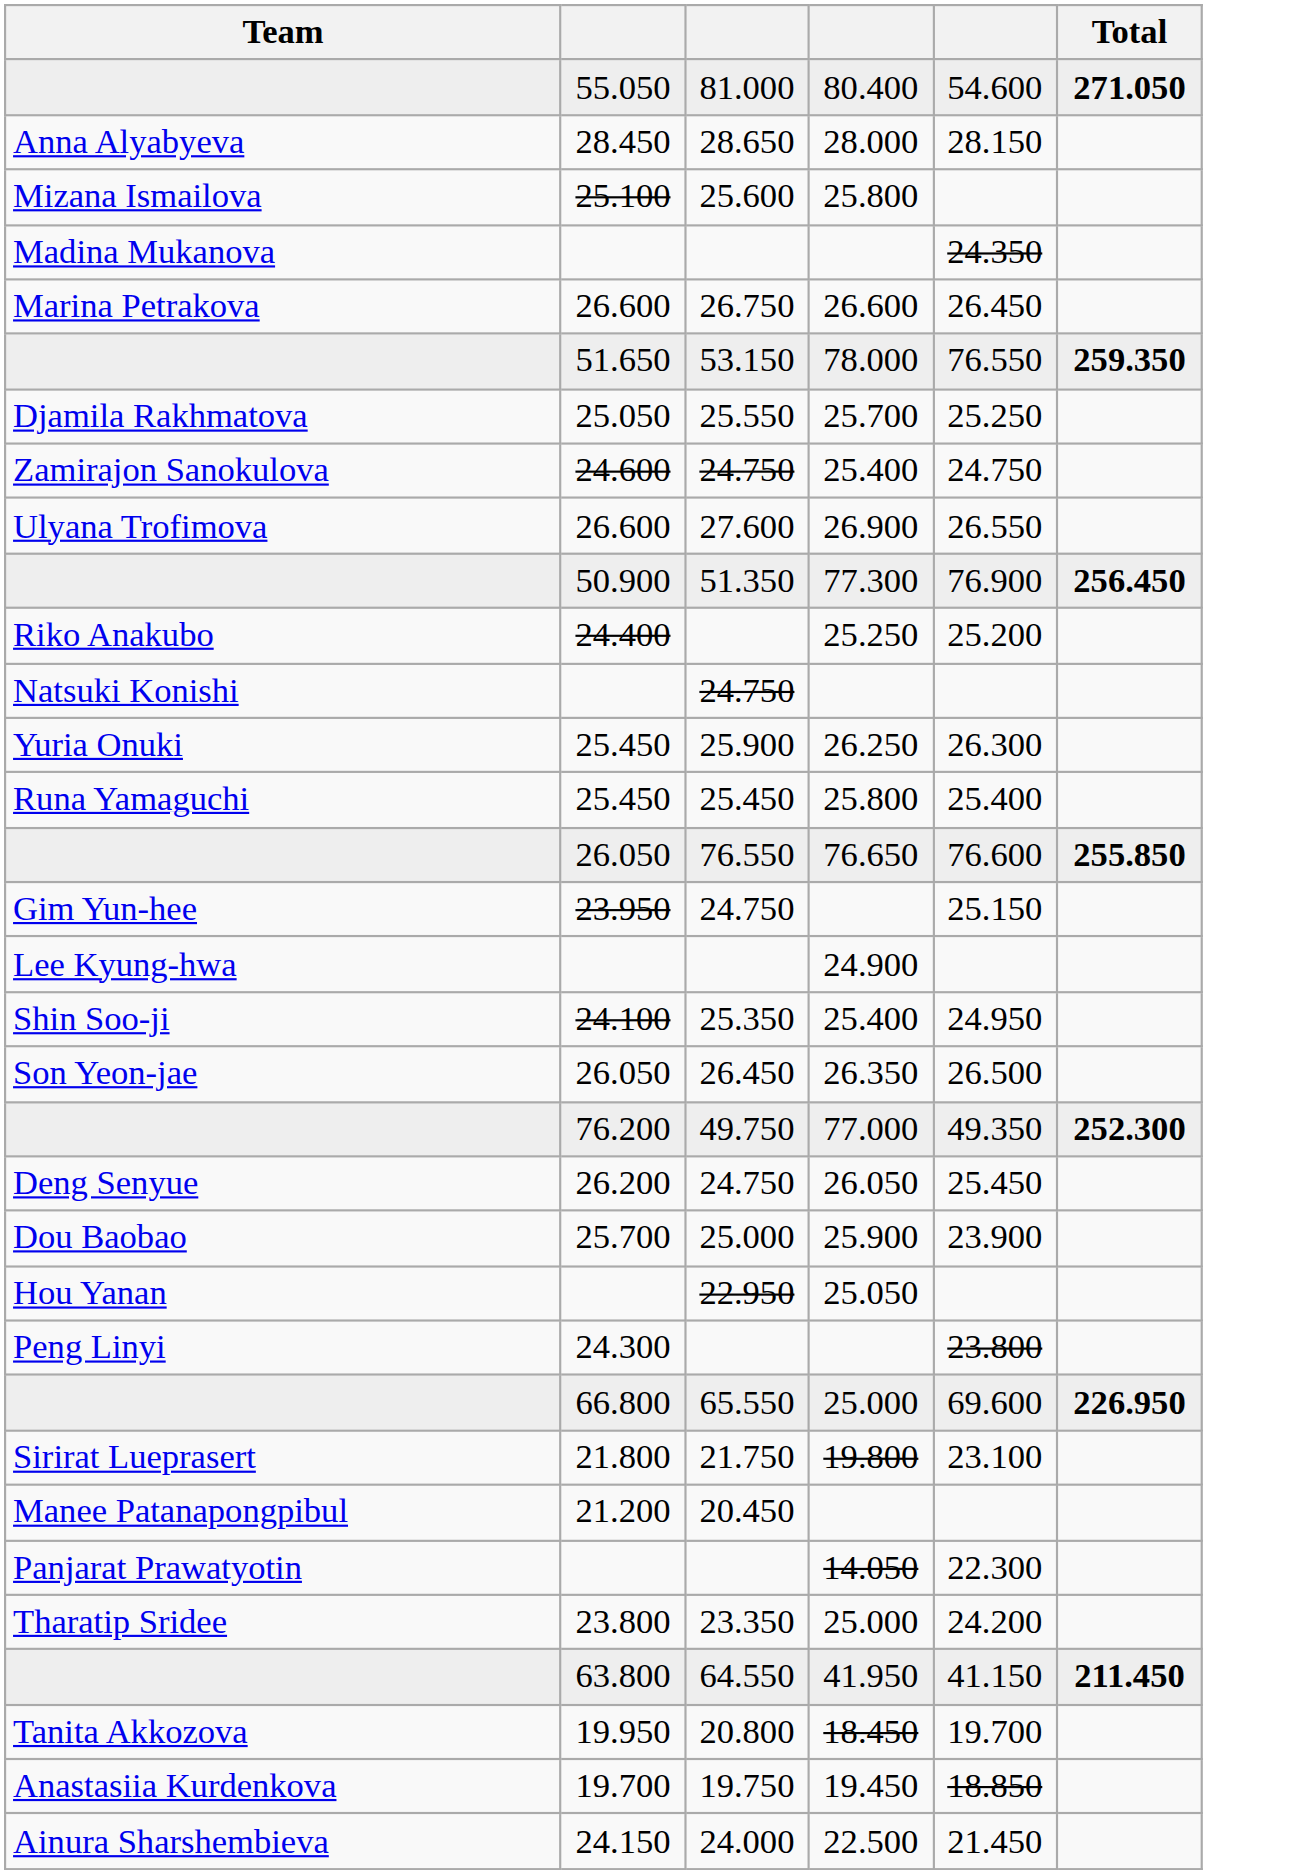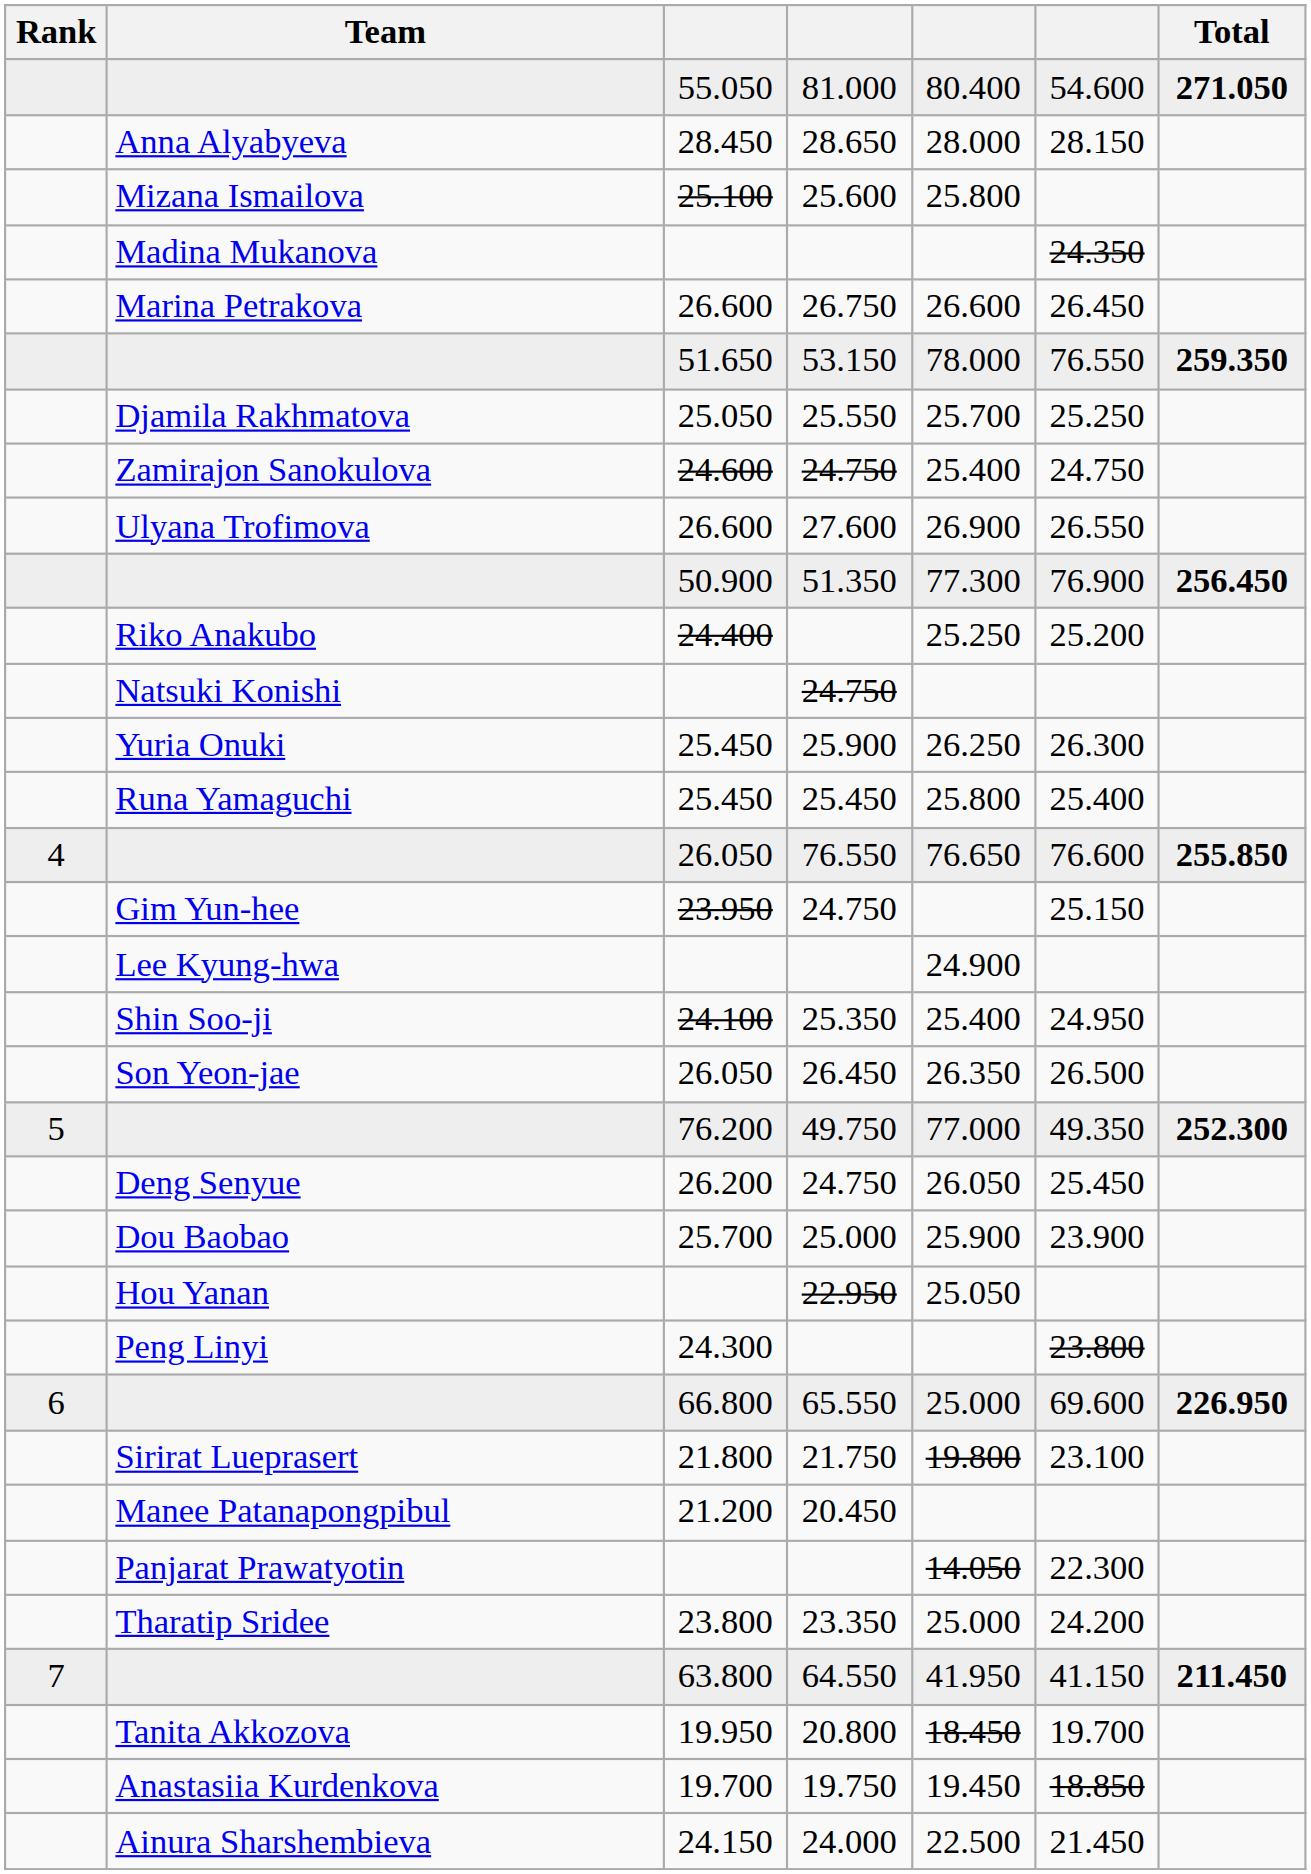+ column: (56, 31)
